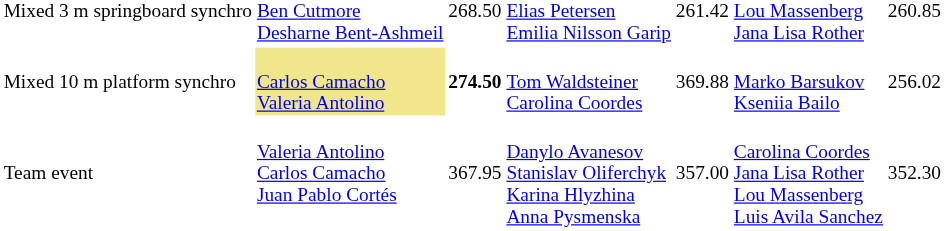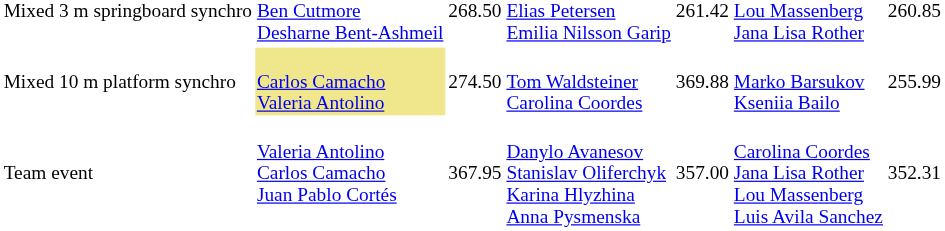(475, 81) bold -> (475, 81) normal
(914, 81) 256.02 -> (914, 81) 255.99
(914, 173) 352.30 -> (914, 173) 352.31
